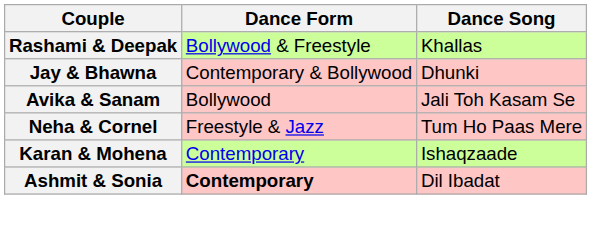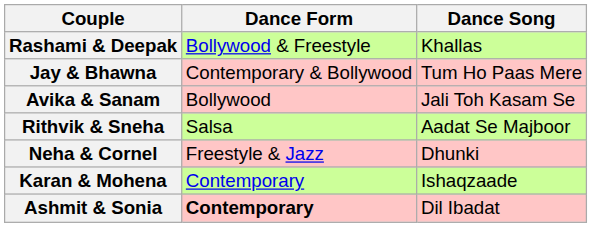(450, 73) Dhunki -> (502, 73) Tum Ho Paas Mere
+ row: (93, 127)
(502, 127) Tum Ho Paas Mere -> (450, 154) Dhunki
